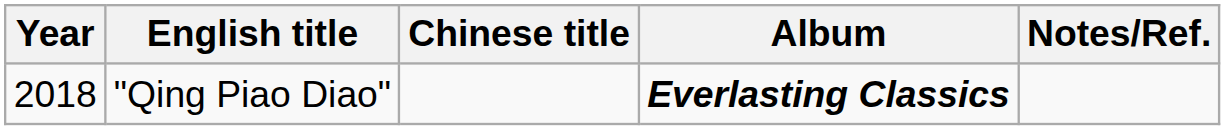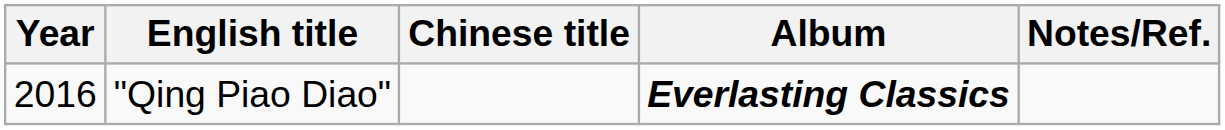(55, 93) 2018 -> (55, 93) 2016
